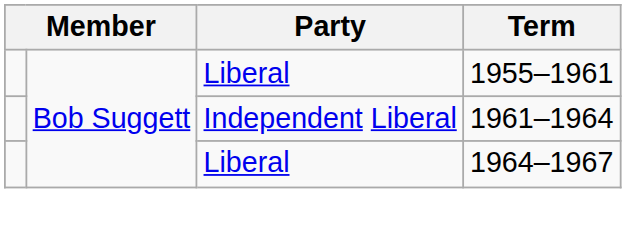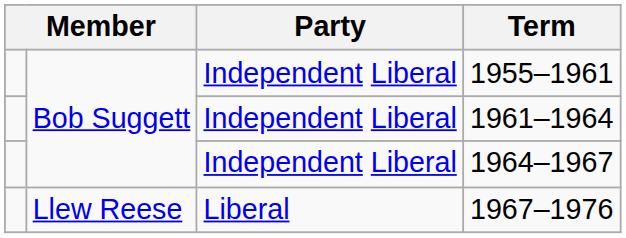(247, 72) Liberal -> (330, 72) Independent Liberal
(247, 163) Liberal -> (330, 163) Independent Liberal
+ row: (542, 208)
